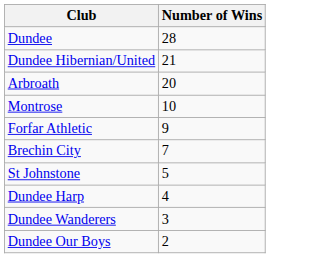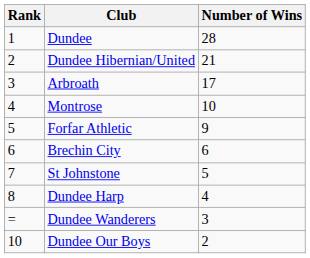+ column: (24, 15)
(169, 83) 20 -> (209, 83) 17
(165, 151) 7 -> (205, 151) 6
